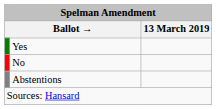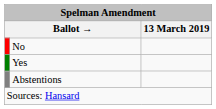rows swapped: (20, 45) <-> (18, 62)
